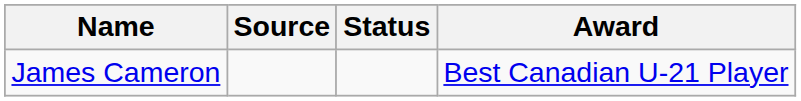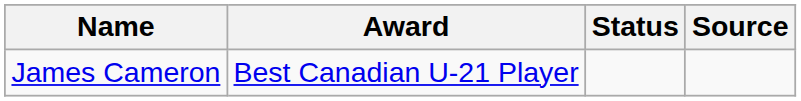columns swapped: (616, 27) <-> (282, 27)
